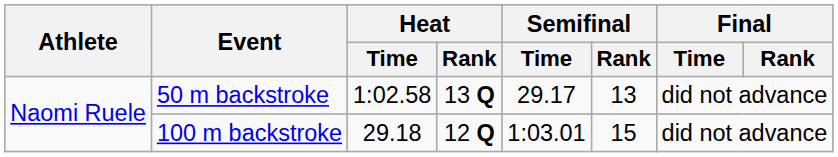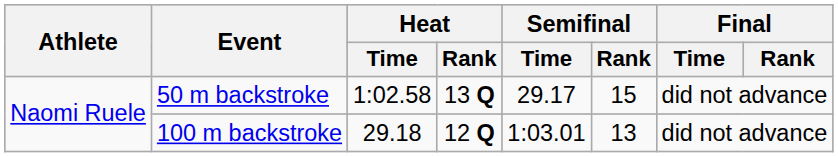(624, 96) 13 -> (624, 96) 15
(624, 133) 15 -> (624, 133) 13
